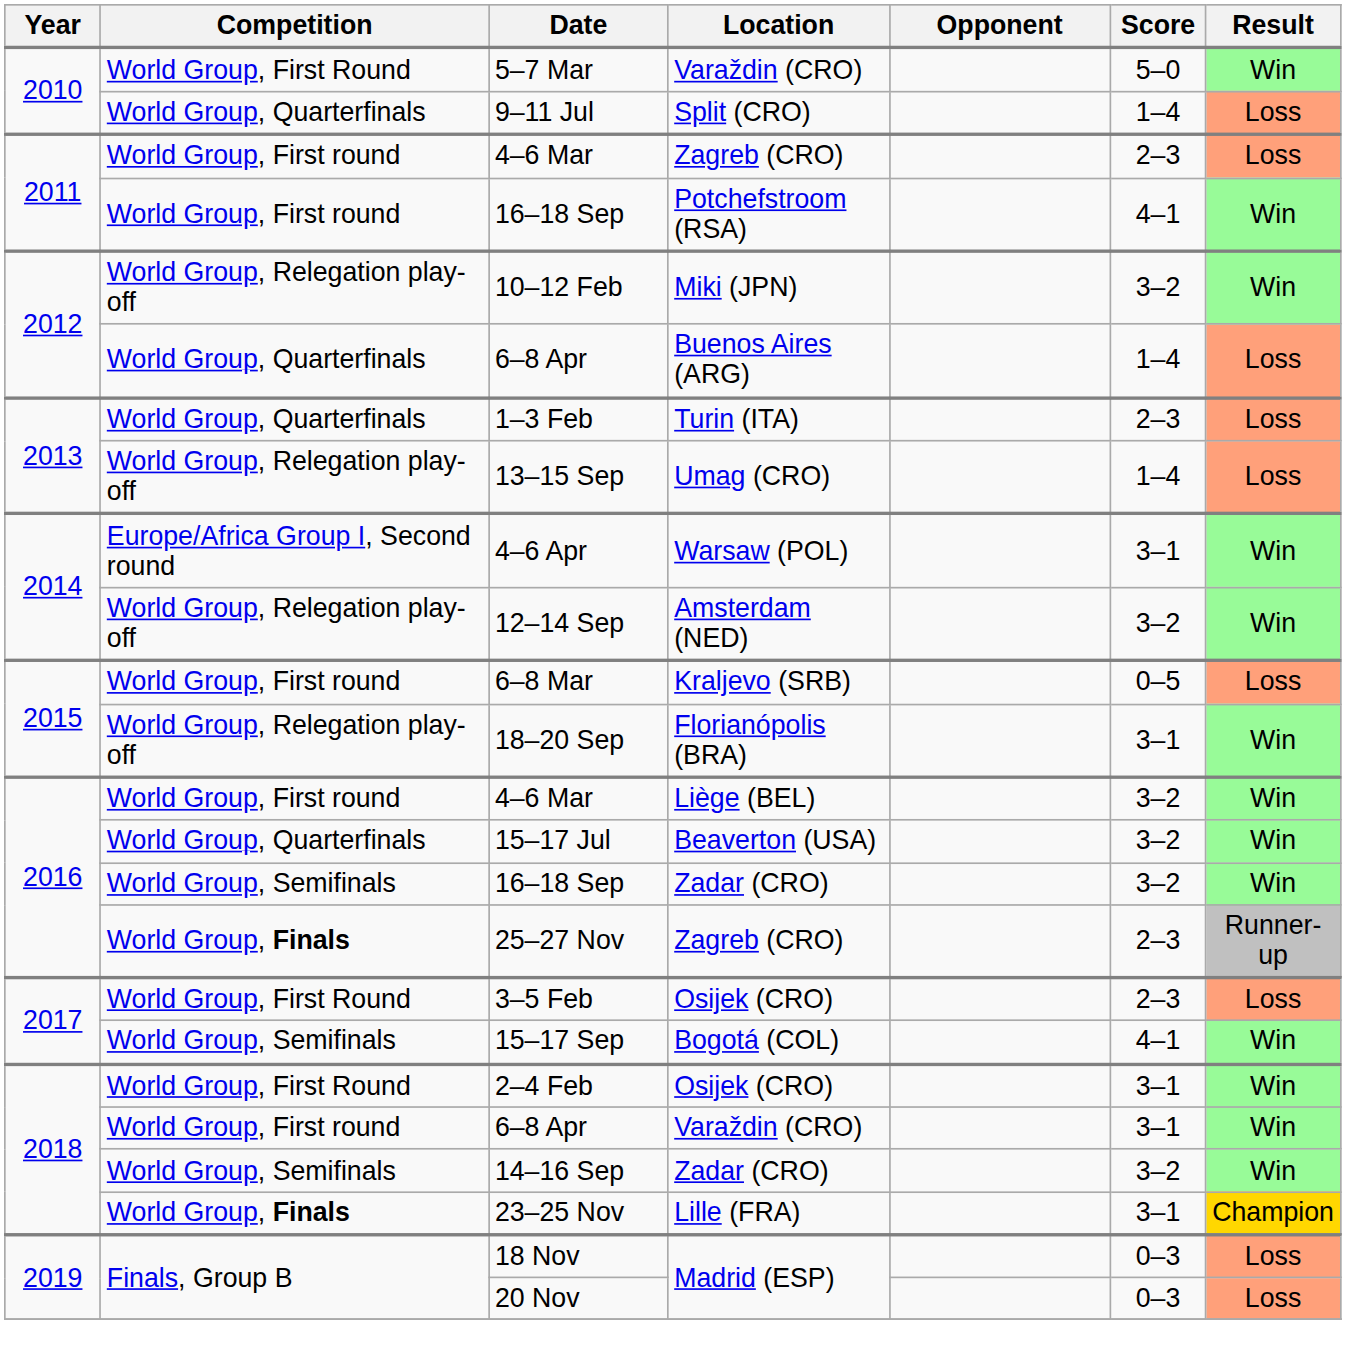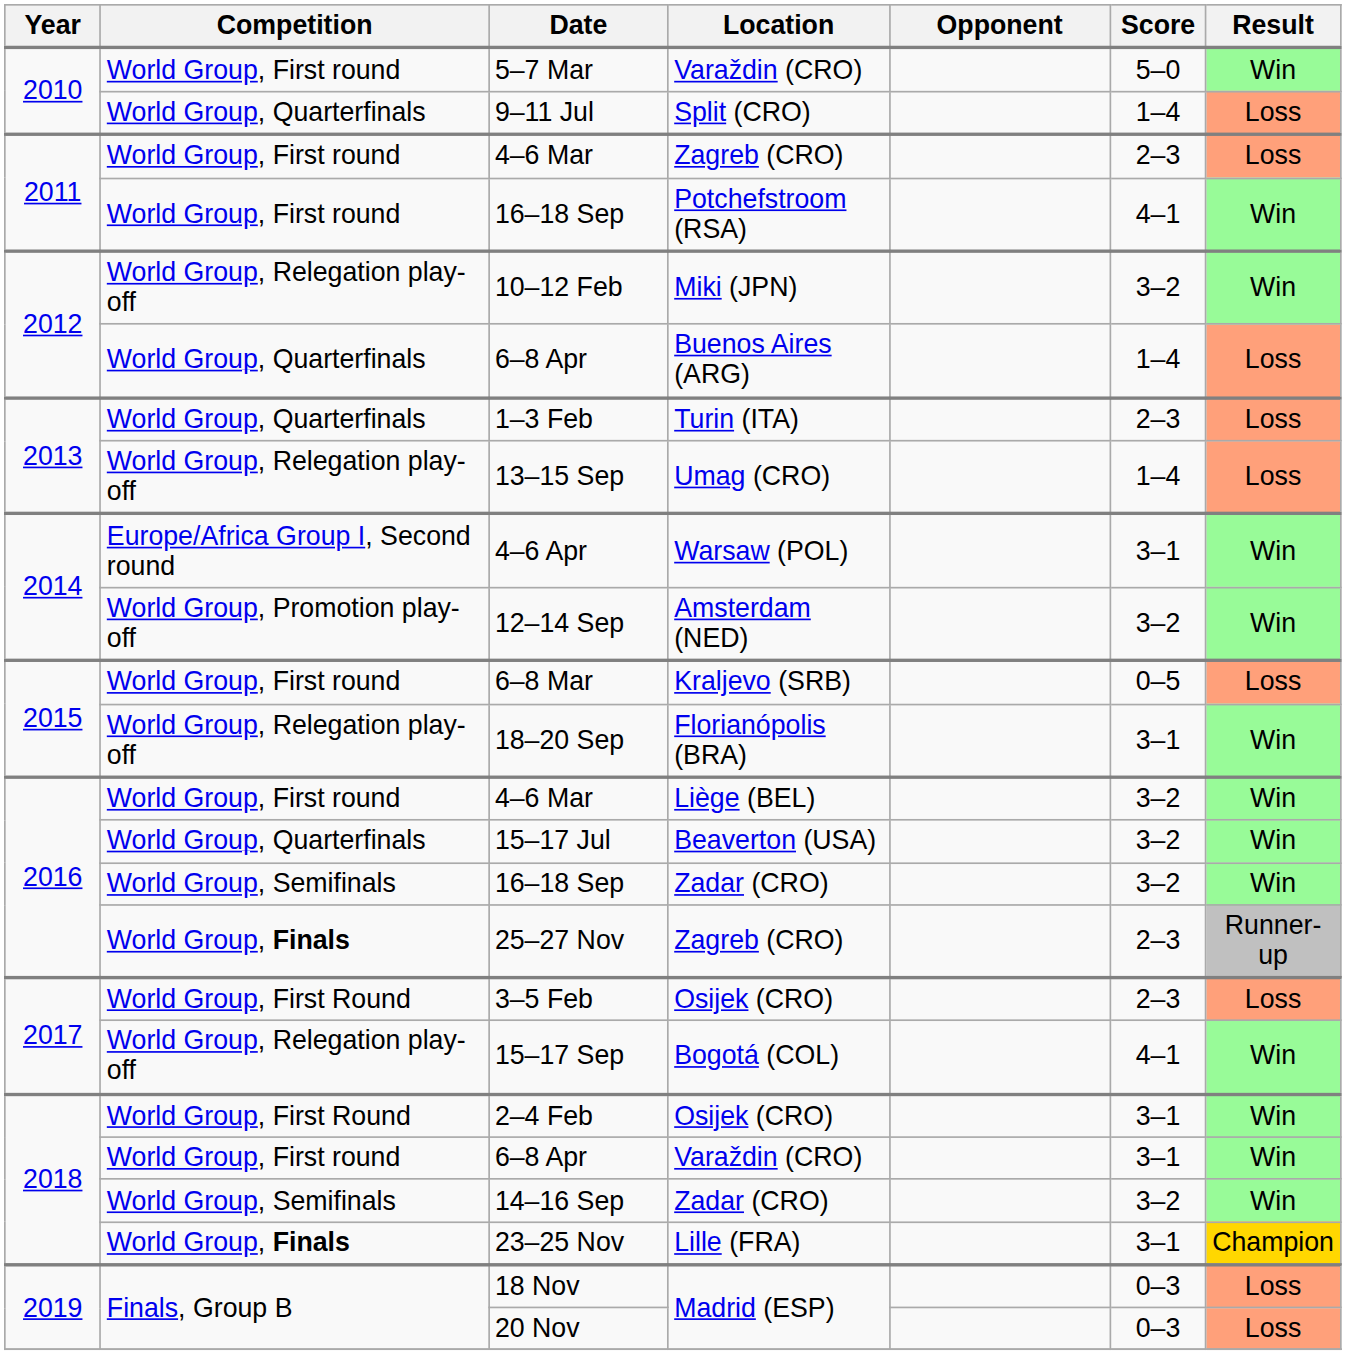(259, 69) World Group, First Round -> (254, 69) World Group, First round
(286, 623) World Group, Relegation play-off -> (283, 623) World Group, Promotion play-off
(251, 1041) World Group, Semifinals -> (286, 1056) World Group, Relegation play-off
